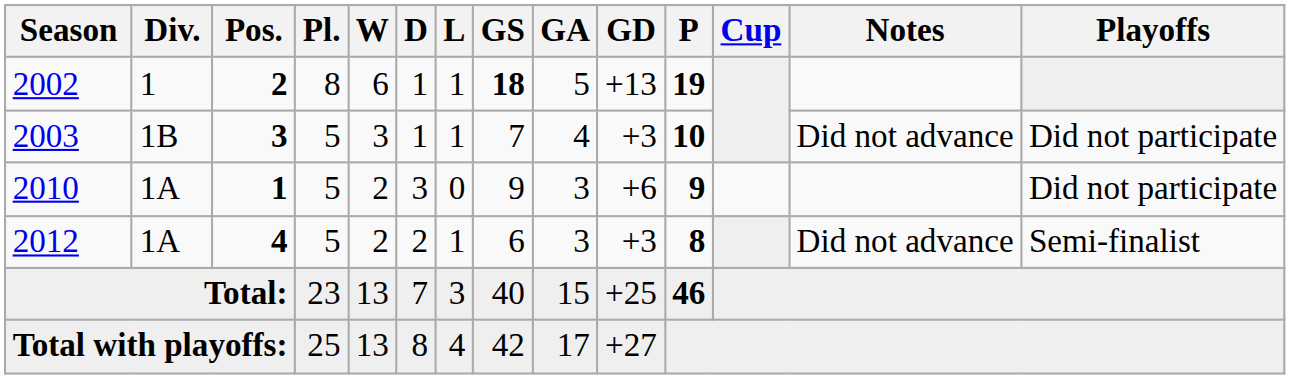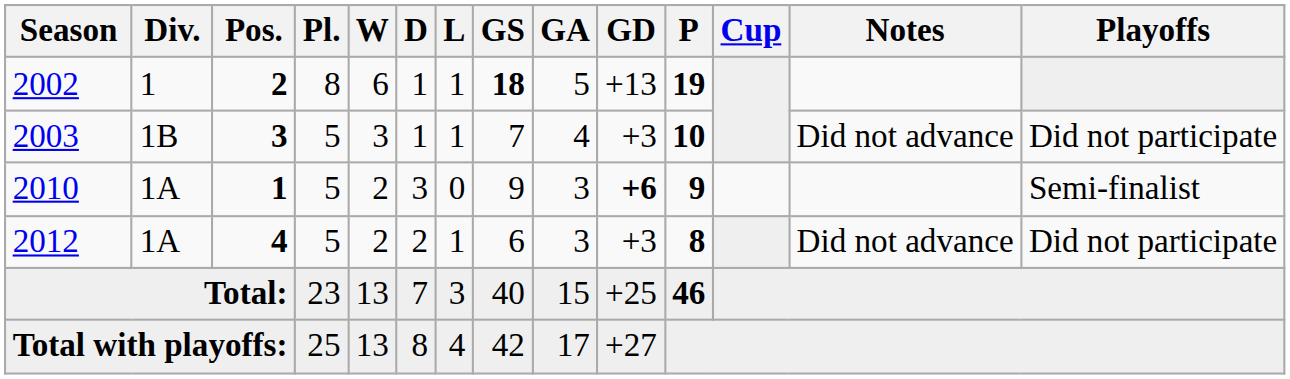(639, 188) normal -> (639, 188) bold
(1153, 188) Did not participate -> (1114, 188) Semi-finalist
(1114, 240) Semi-finalist -> (1153, 240) Did not participate
